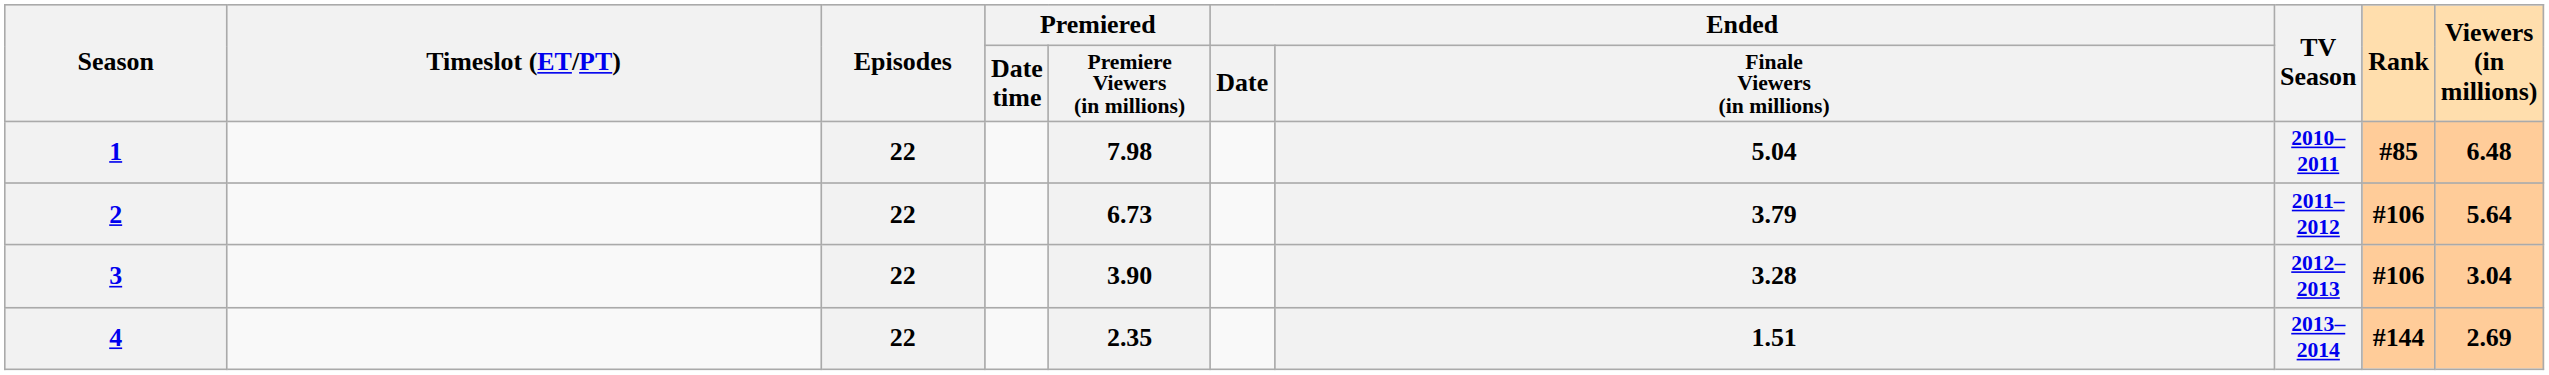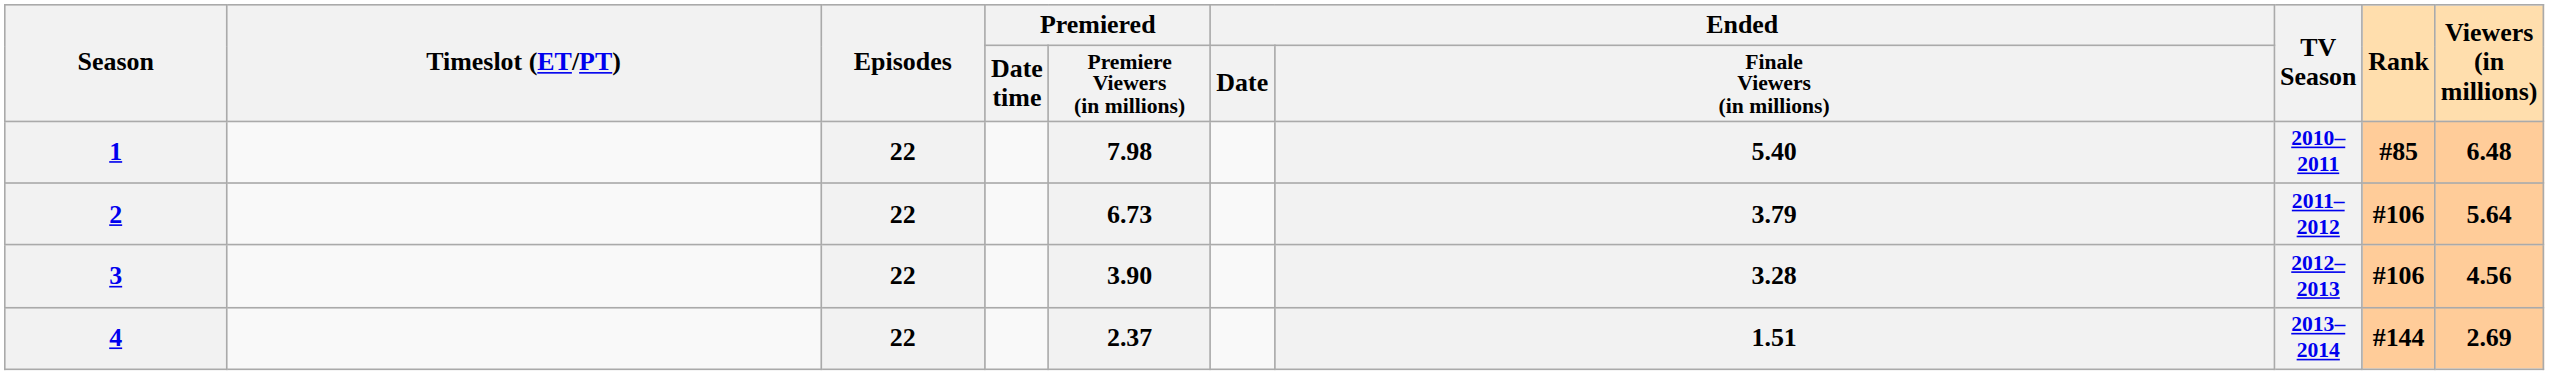(1774, 151) 5.04 -> (1774, 151) 5.40
(2489, 275) 3.04 -> (2489, 275) 4.56
(1130, 337) 2.35 -> (1130, 337) 2.37
